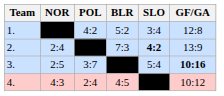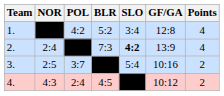+ column: (202, 13)
(193, 64) bold -> (165, 64) normal
